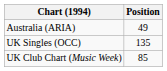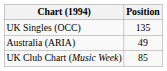rows swapped: (41, 27) <-> (44, 43)
